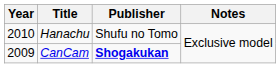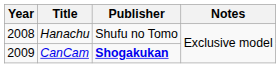(21, 33) 2010 -> (21, 33) 2008
